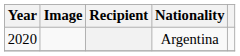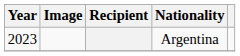(22, 39) 2020 -> (22, 39) 2023
